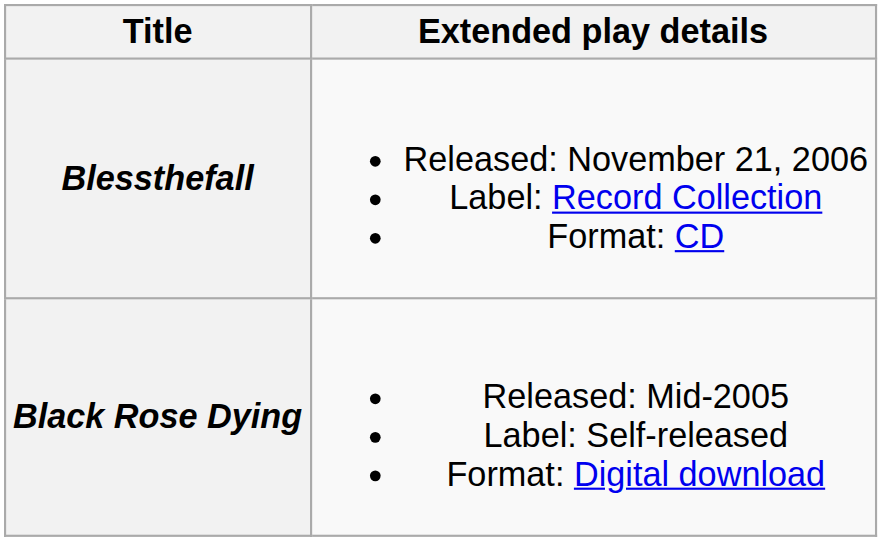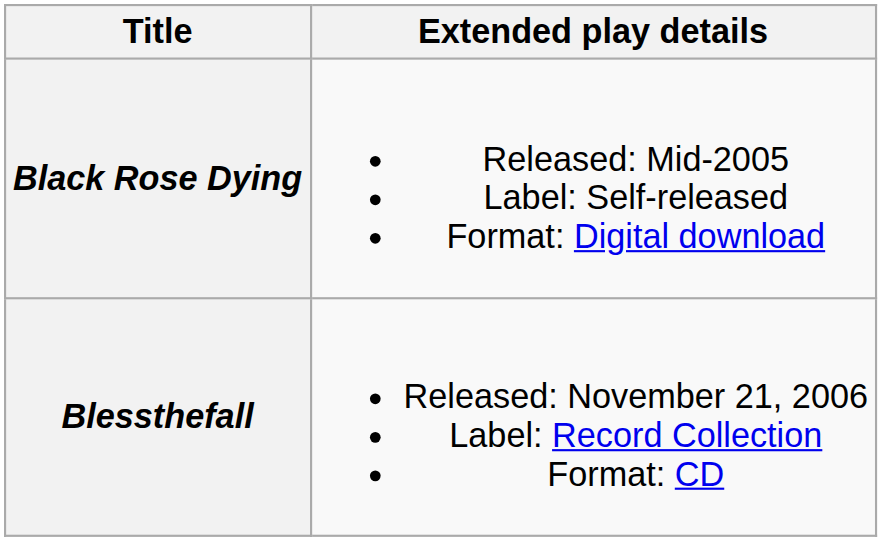rows swapped: (158, 416) <-> (158, 177)
